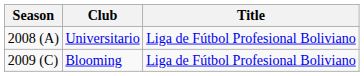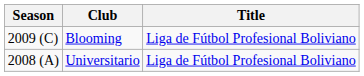rows swapped: (103, 37) <-> (94, 60)
